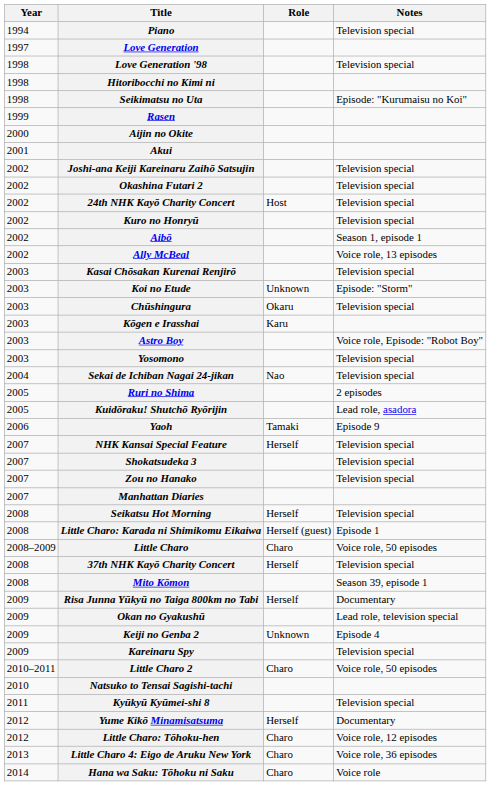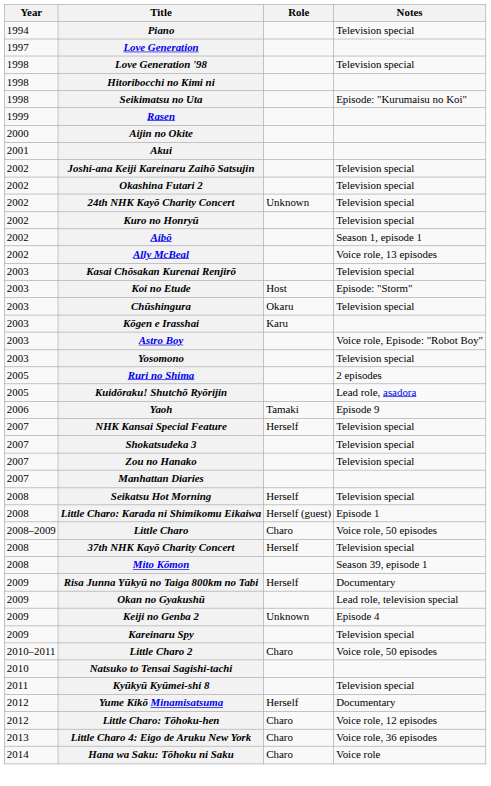(277, 202) Host -> (288, 202) Unknown
(288, 289) Unknown -> (277, 289) Host
- row: (161, 375)
